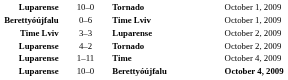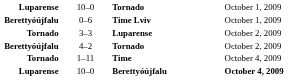(39, 33) Time Lviv -> (43, 33) Tornado
(39, 46) Luparense -> (31, 46) Berettyóújfalu
(39, 58) Luparense -> (43, 58) Tornado
